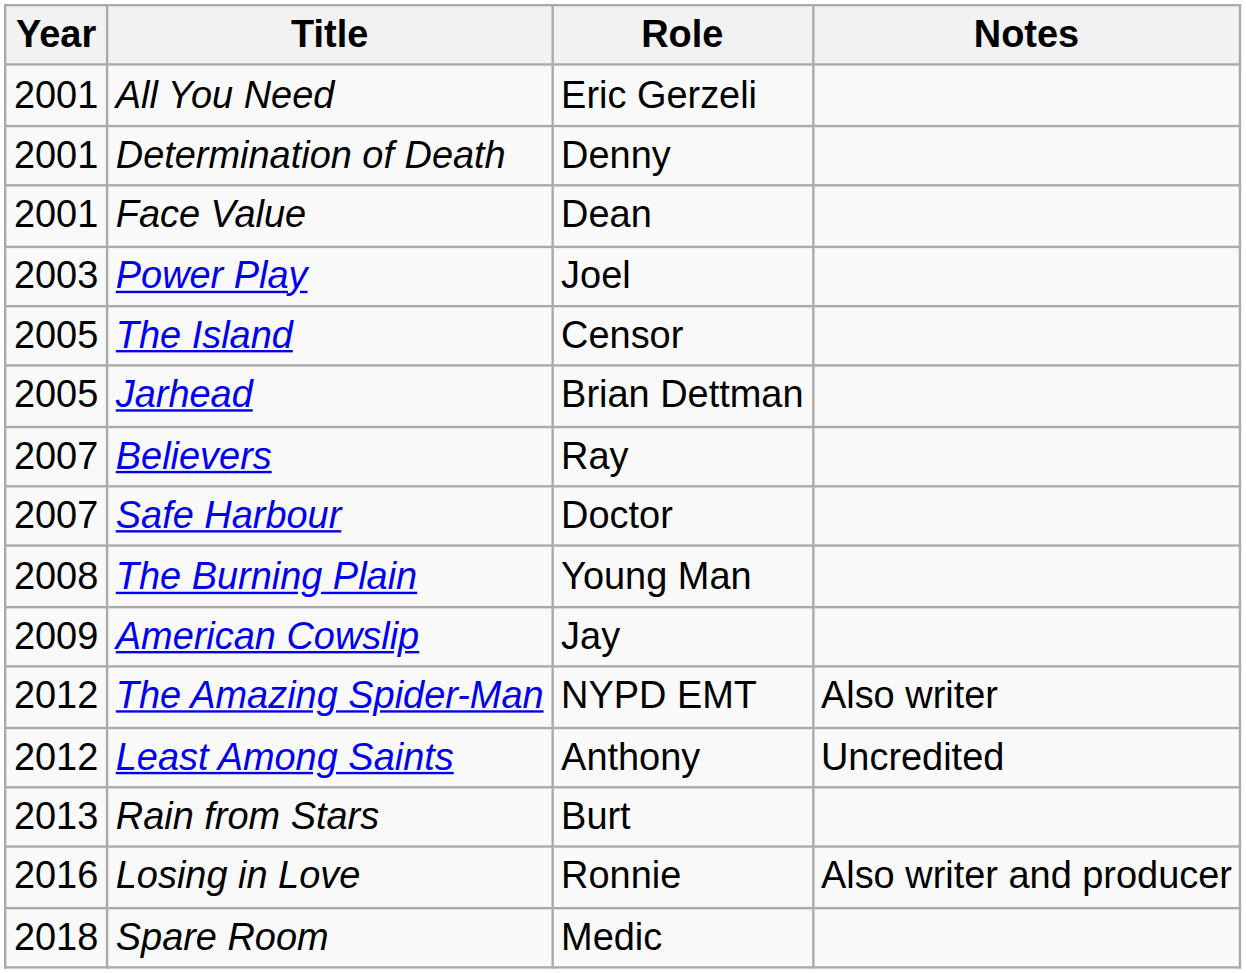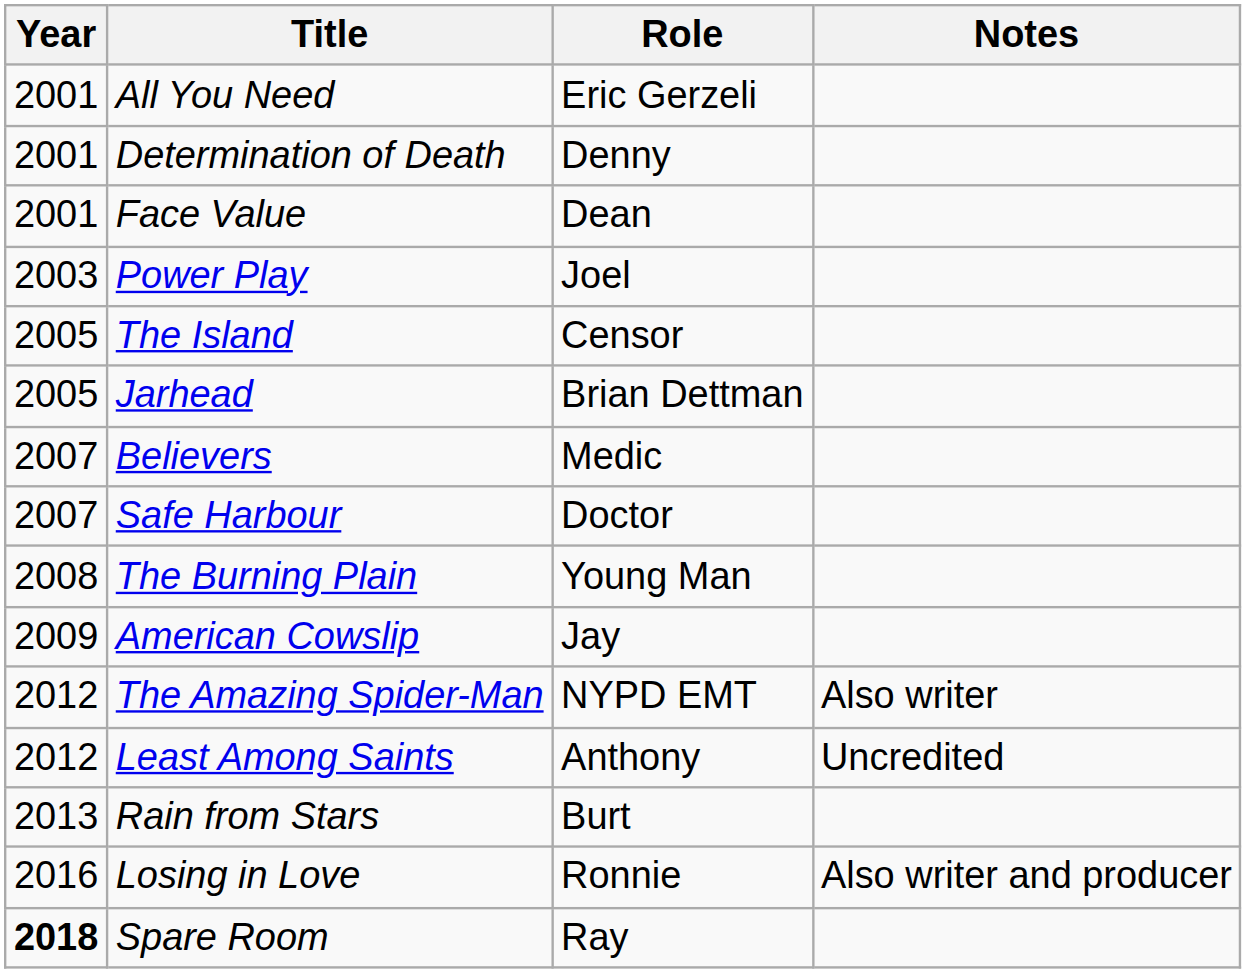(595, 455) Ray -> (612, 455) Medic
(56, 936) normal -> (56, 936) bold
(612, 936) Medic -> (595, 936) Ray
